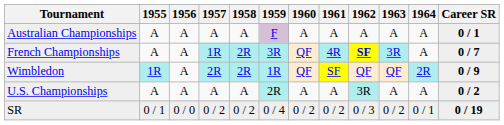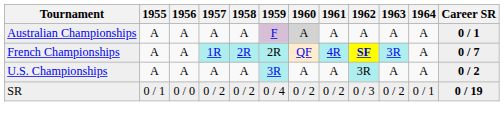(304, 33) no background -> (304, 33) lightgrey background
(274, 52) 3R -> (274, 52) 2R
- row: (36, 71)
(274, 91) 2R -> (274, 71) 3R
